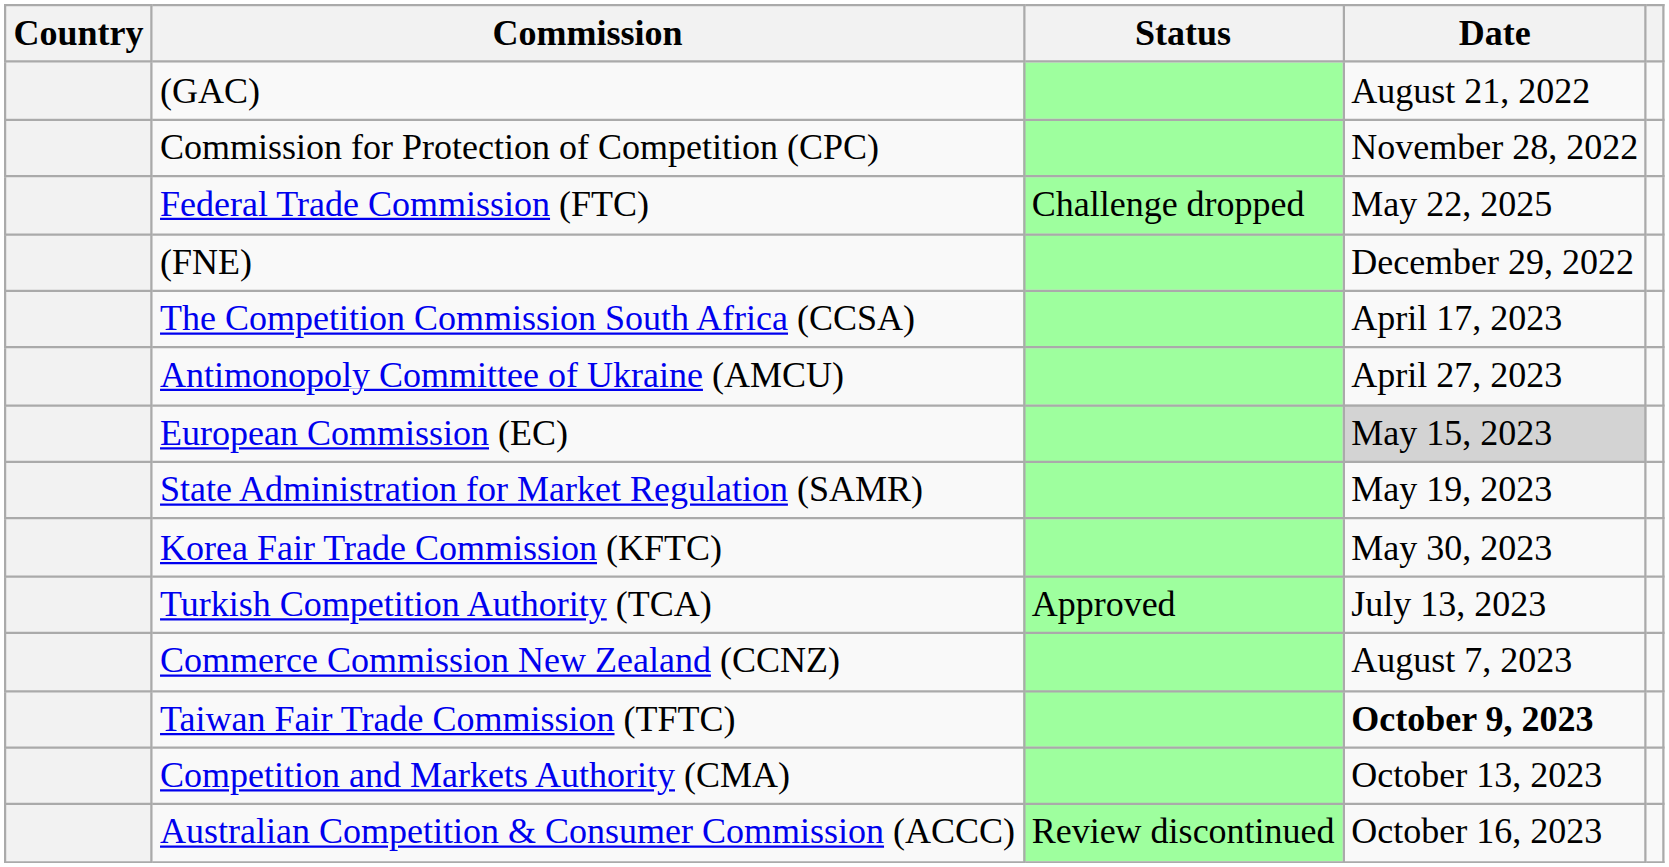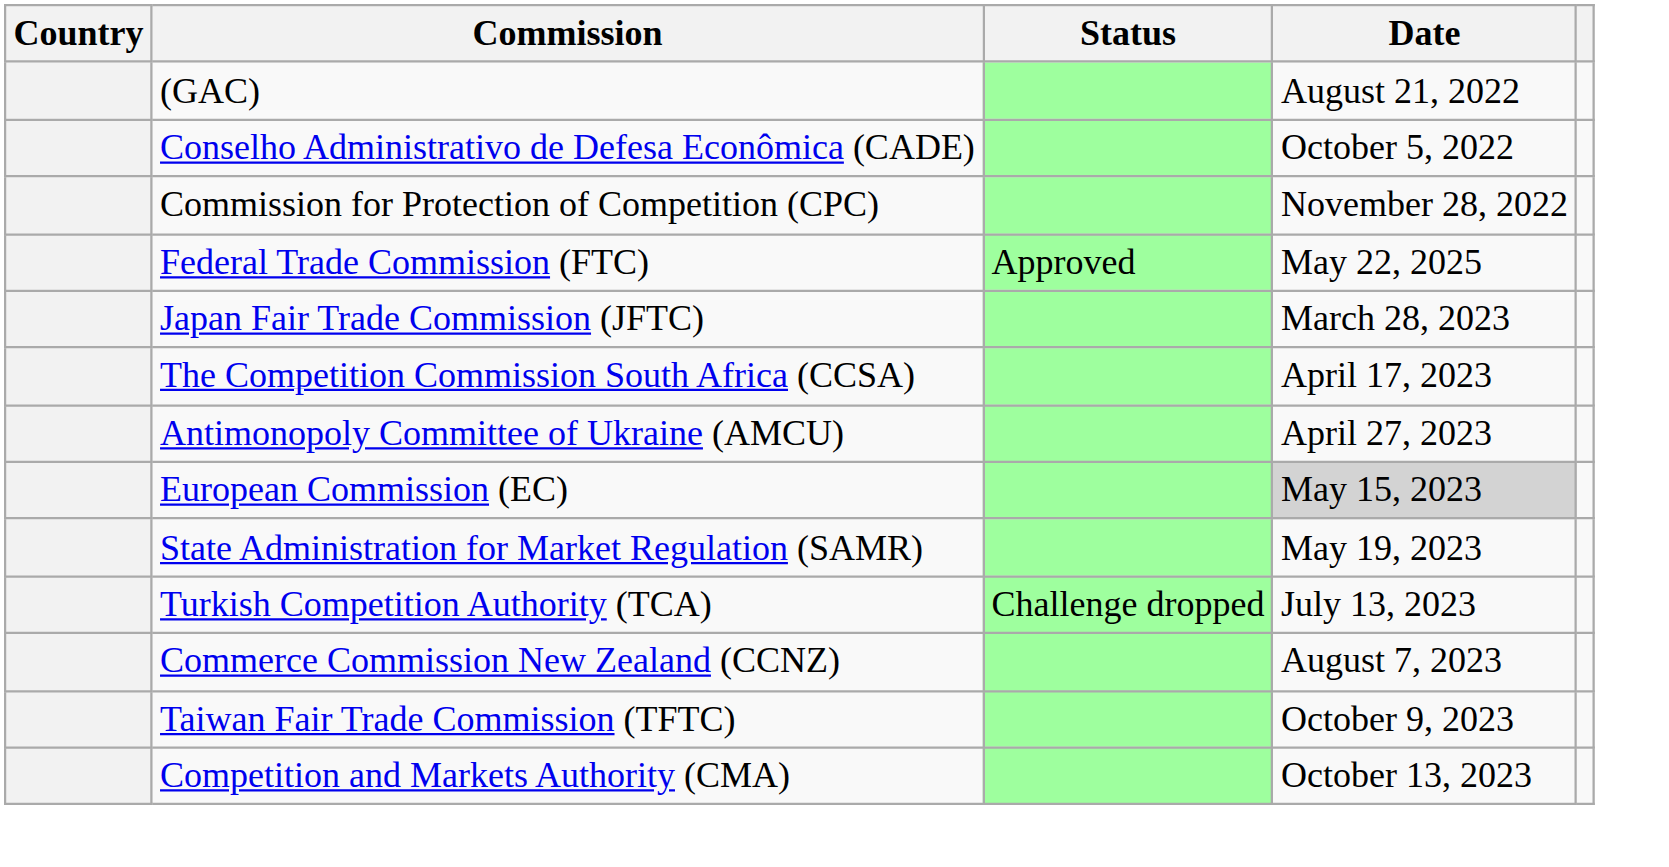+ row: (567, 147)
(1168, 204) Challenge dropped -> (1063, 261) Approved
- row: (206, 261)
+ row: (432, 318)
- row: (441, 546)
(1104, 603) Approved -> (1128, 603) Challenge dropped
(1472, 718) bold -> (1397, 718) normal
- row: (588, 832)
